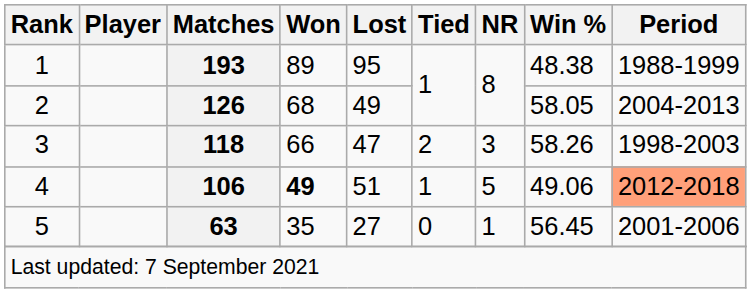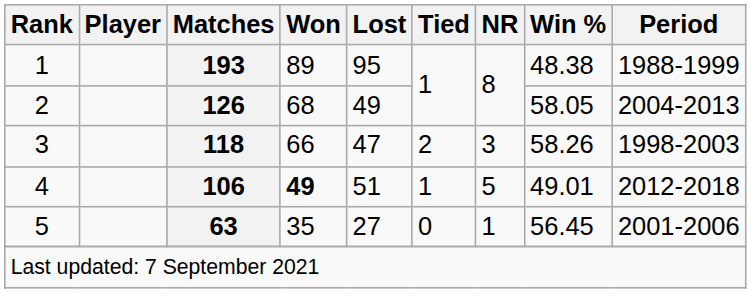(562, 186) 49.06 -> (562, 186) 49.01
(679, 186) lightsalmon background -> (679, 186) no background
